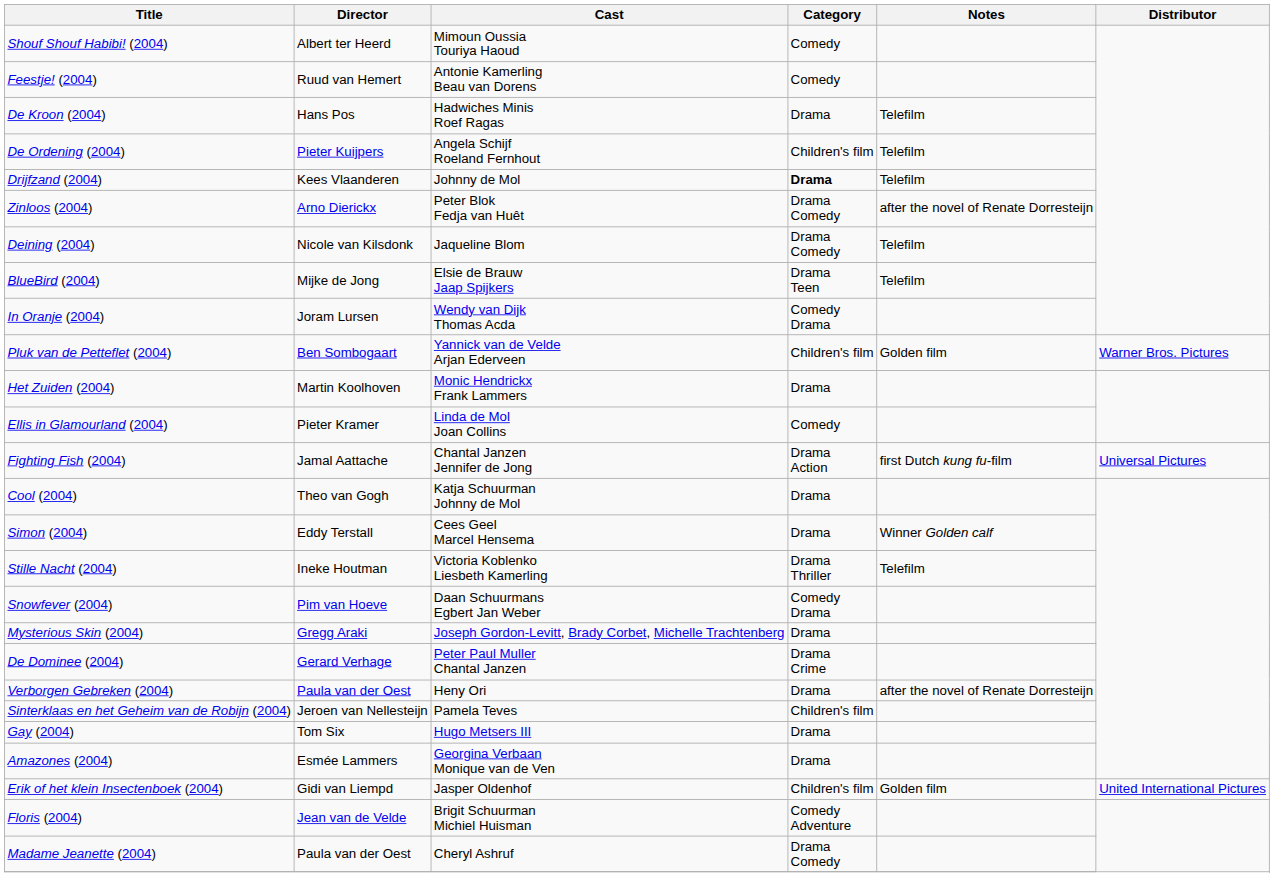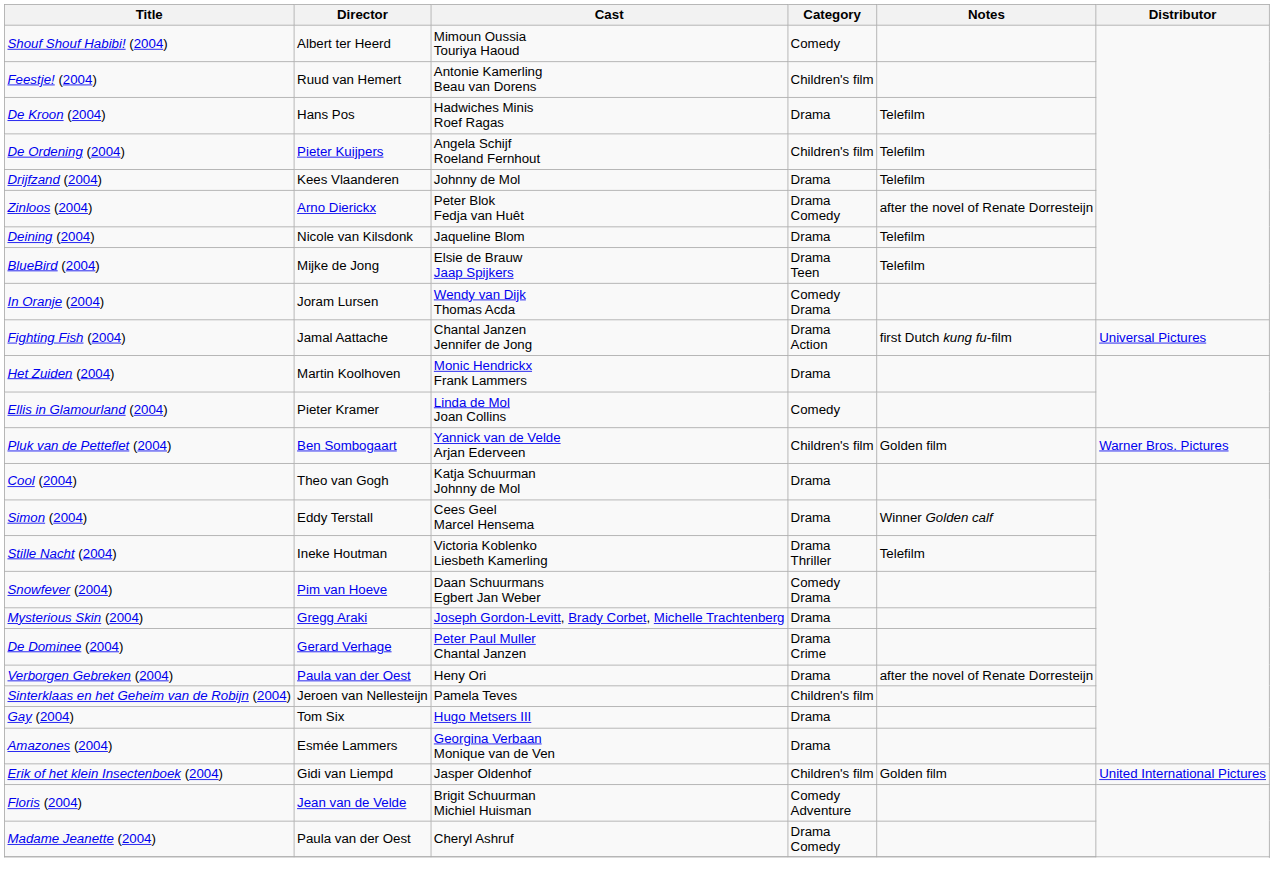(815, 79) Comedy -> (832, 79) Children's film
(811, 180) bold -> (811, 180) normal
(815, 244) Drama Comedy -> (811, 237) Drama
rows swapped: (67, 460) <-> (89, 352)
